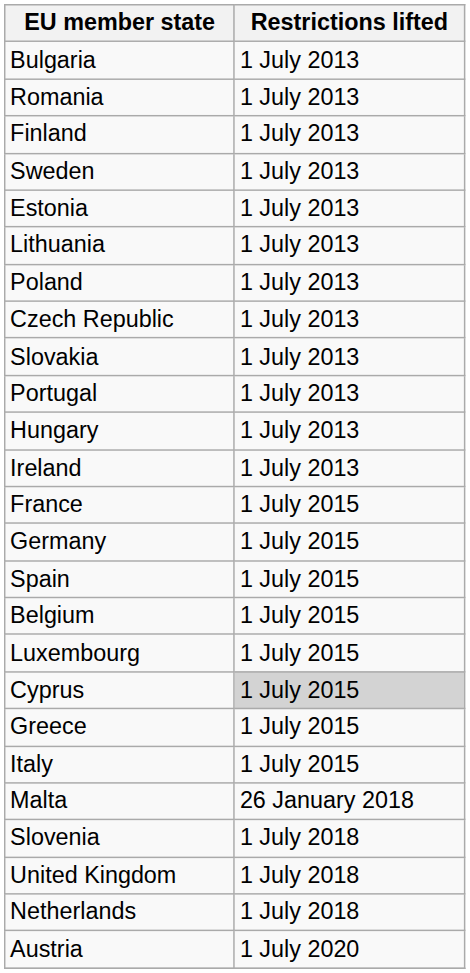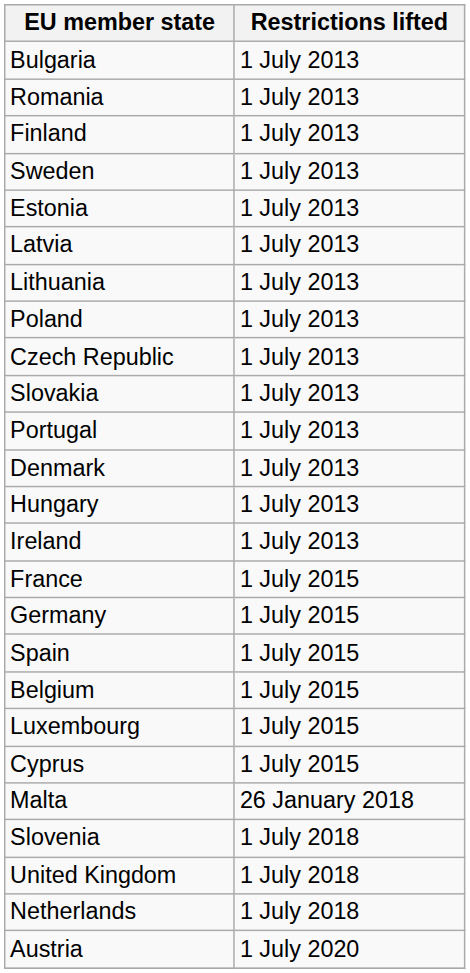+ row: (41, 245)
+ row: (57, 467)
(300, 689) lightgrey background -> (300, 763) no background
- row: (48, 726)
- row: (32, 763)
